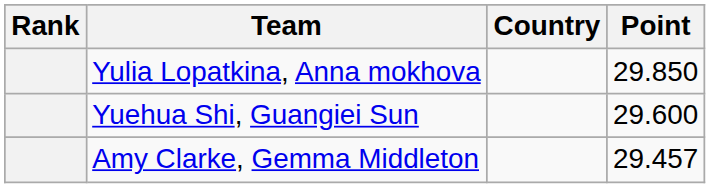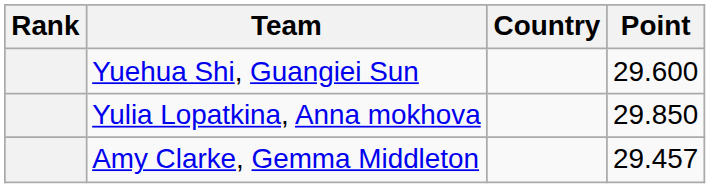rows swapped: (286, 70) <-> (256, 114)
